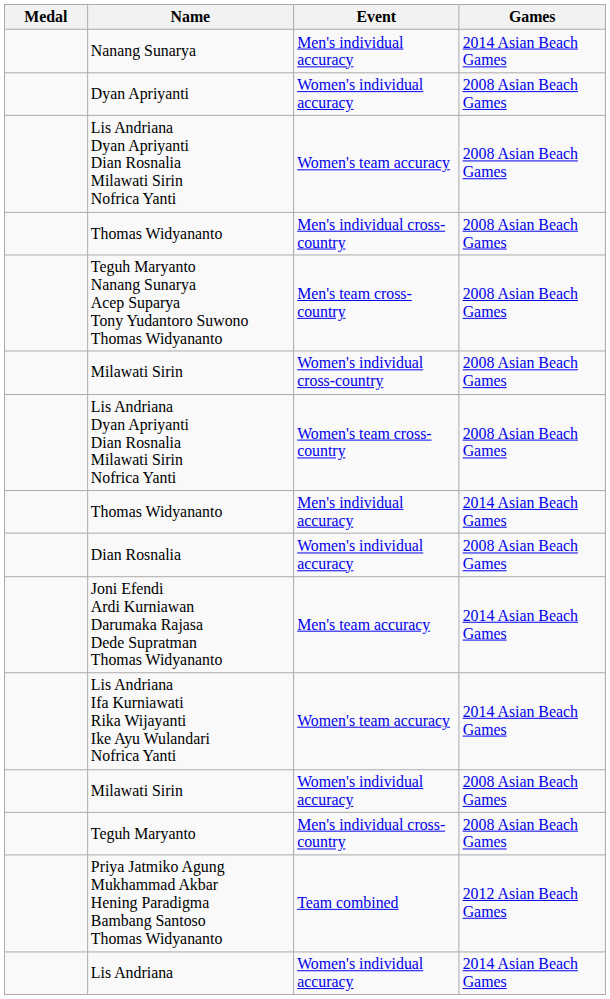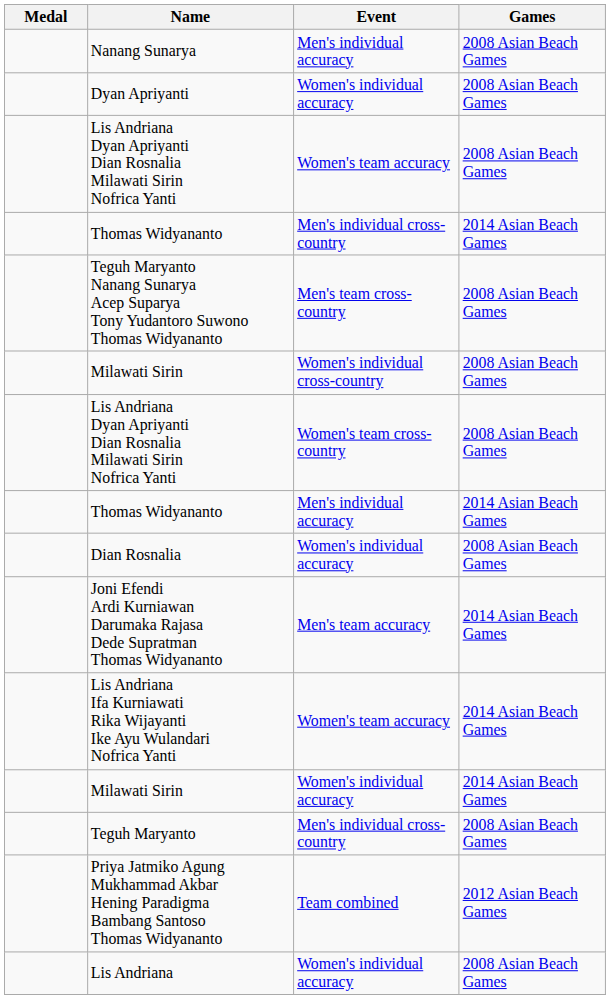(520, 51) 2014 Asian Beach Games -> (520, 51) 2008 Asian Beach Games
(520, 233) 2008 Asian Beach Games -> (520, 233) 2014 Asian Beach Games
(520, 790) 2008 Asian Beach Games -> (520, 790) 2014 Asian Beach Games
(520, 973) 2014 Asian Beach Games -> (520, 973) 2008 Asian Beach Games
